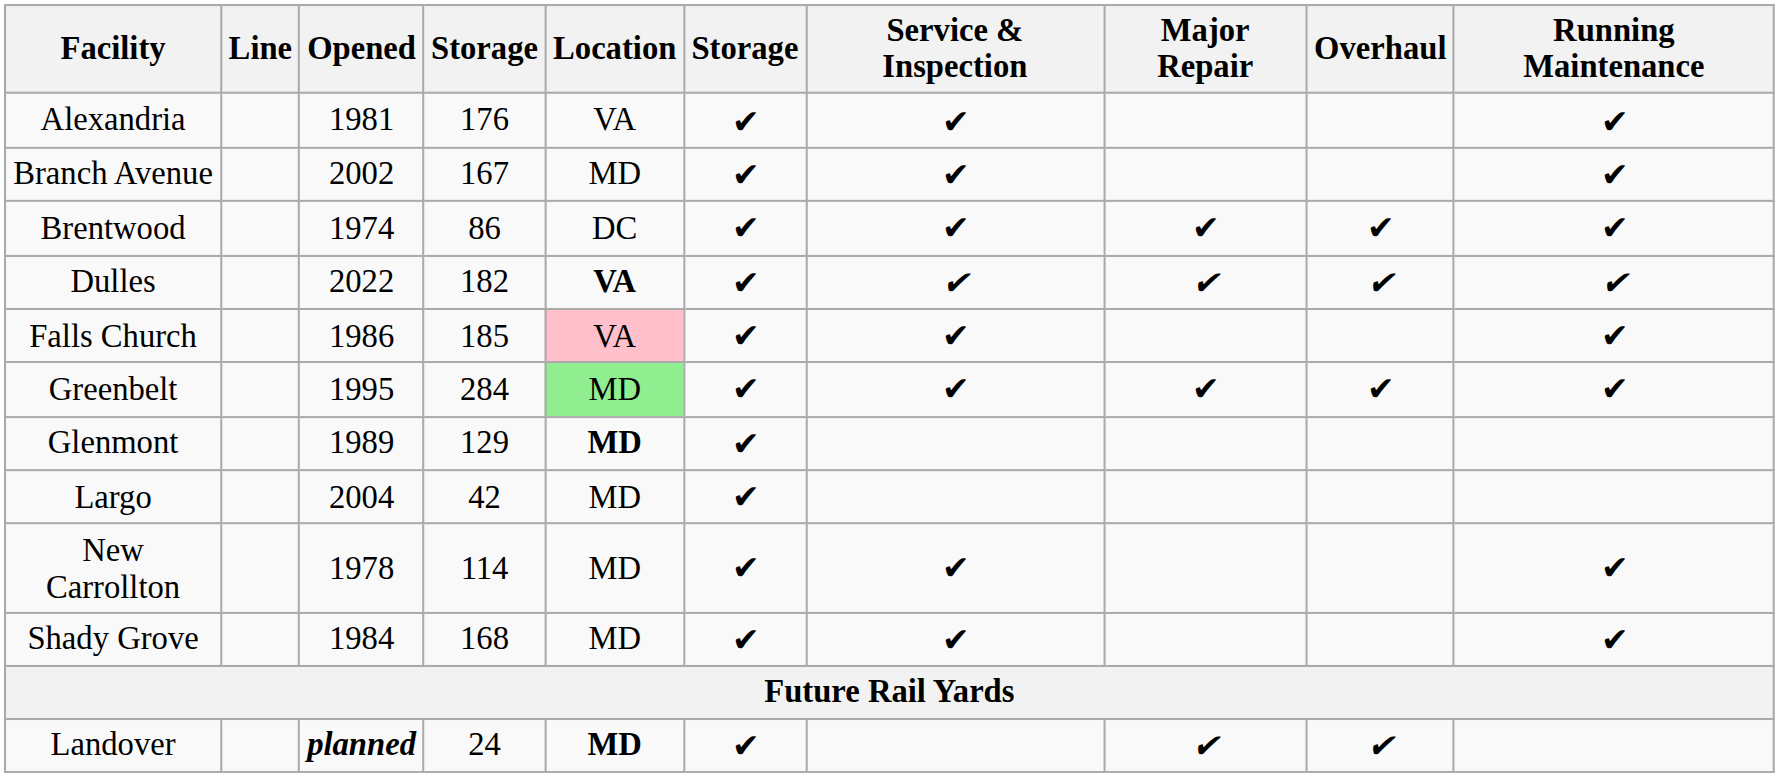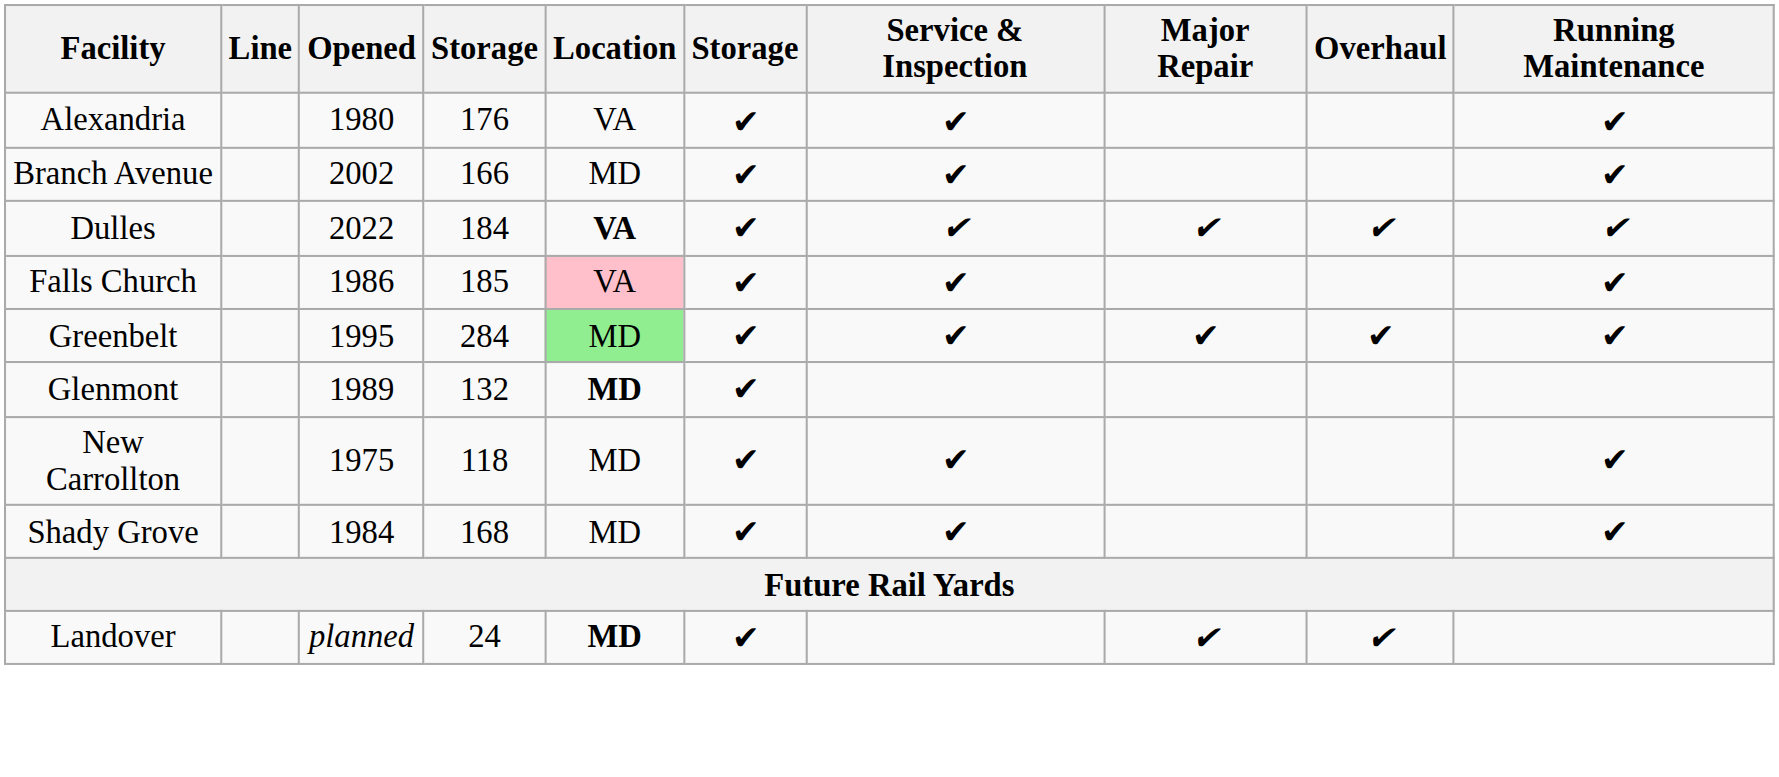(362, 119) 1981 -> (362, 119) 1980
(485, 173) 167 -> (485, 173) 166
- row: (113, 227)
(485, 281) 182 -> (485, 227) 184
(485, 442) 129 -> (485, 388) 132
- row: (113, 496)
(362, 567) 1978 -> (362, 460) 1975
(485, 567) 114 -> (485, 460) 118
(362, 744) bold -> (362, 636) normal
